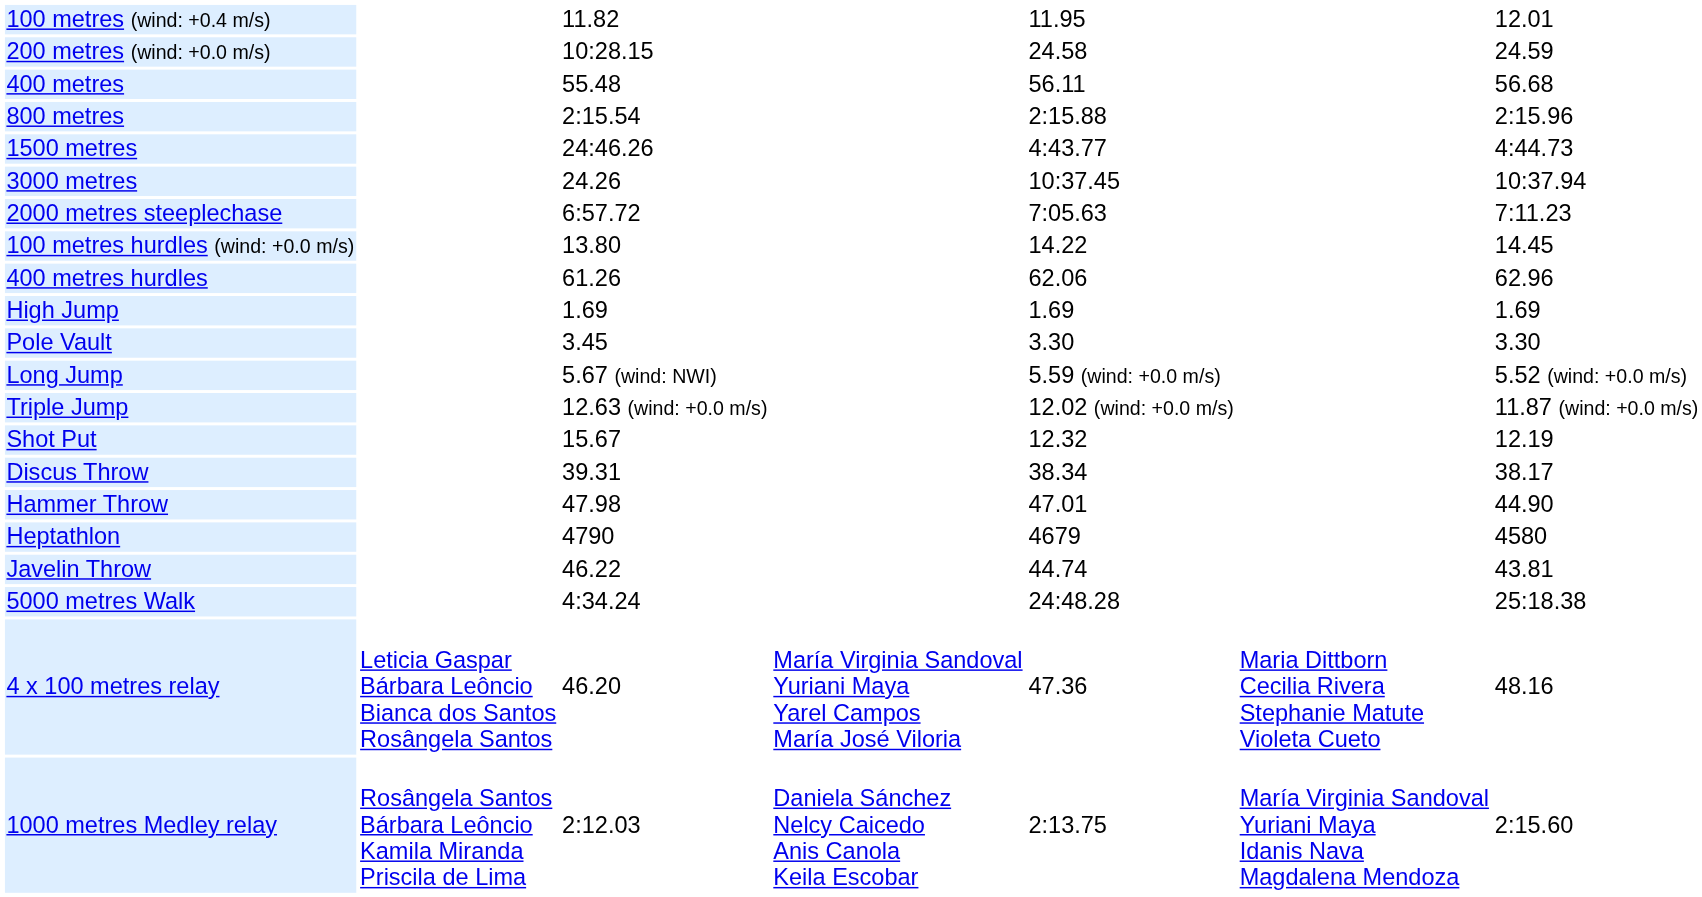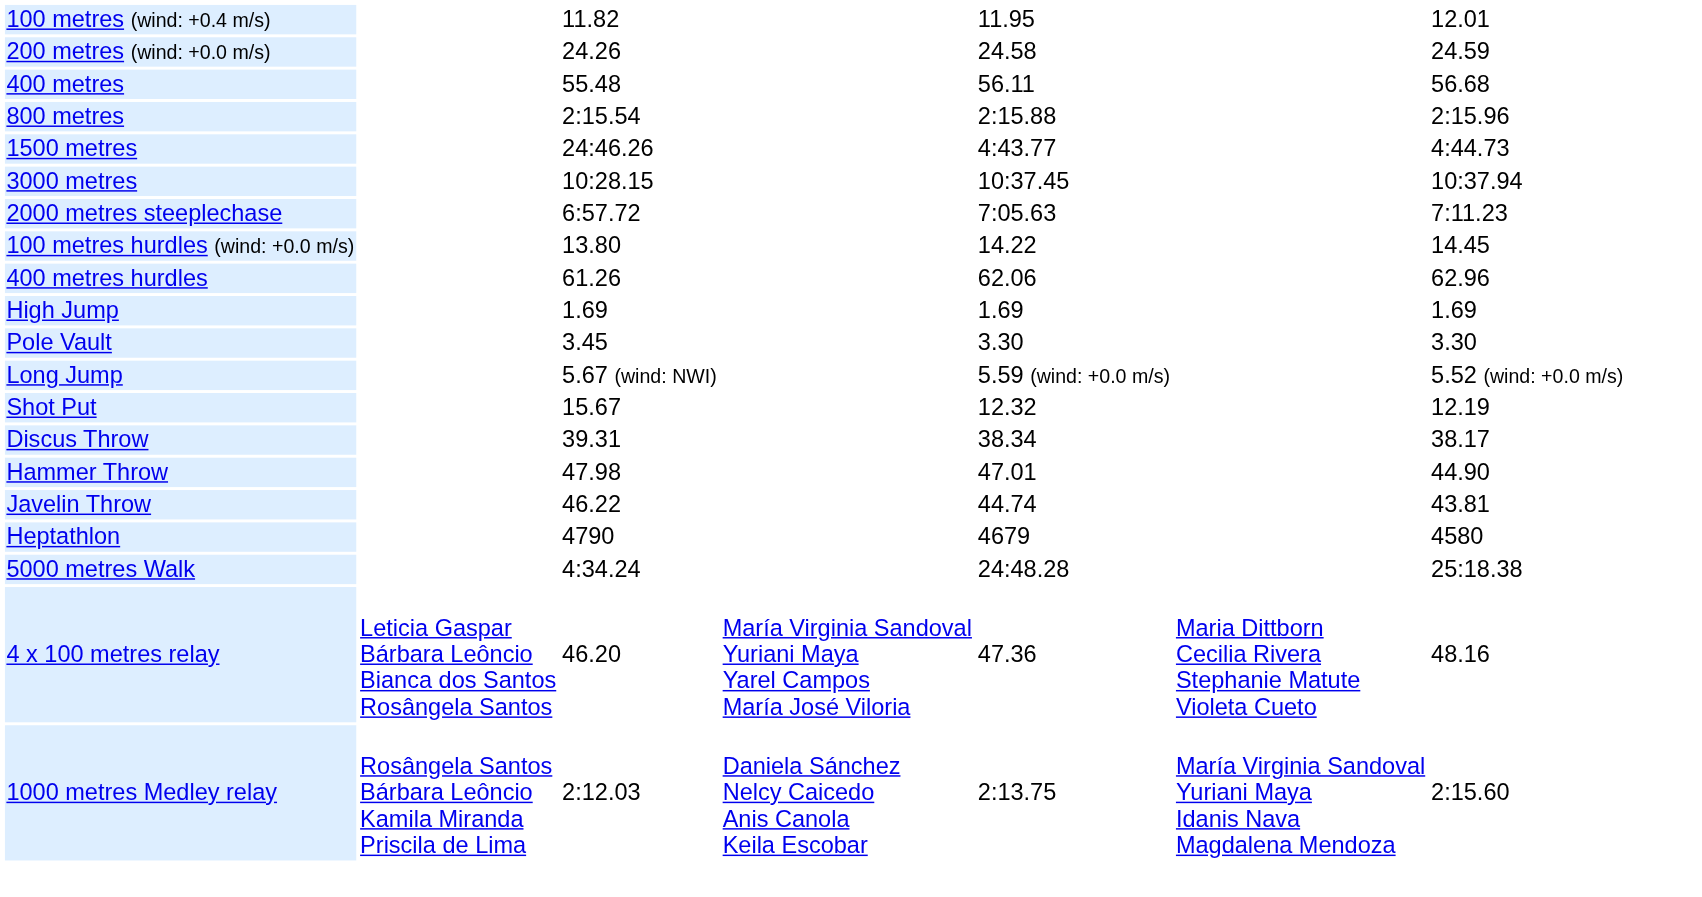(608, 51) 10:28.15 -> (592, 51) 24.26
(592, 181) 24.26 -> (608, 181) 10:28.15
- row: (67, 407)
rows swapped: (79, 569) <-> (63, 536)
